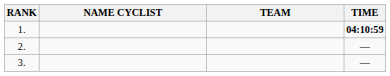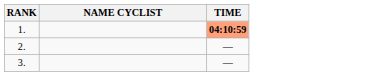- column: (275, 13)
(365, 29) no background -> (228, 29) lightsalmon background
